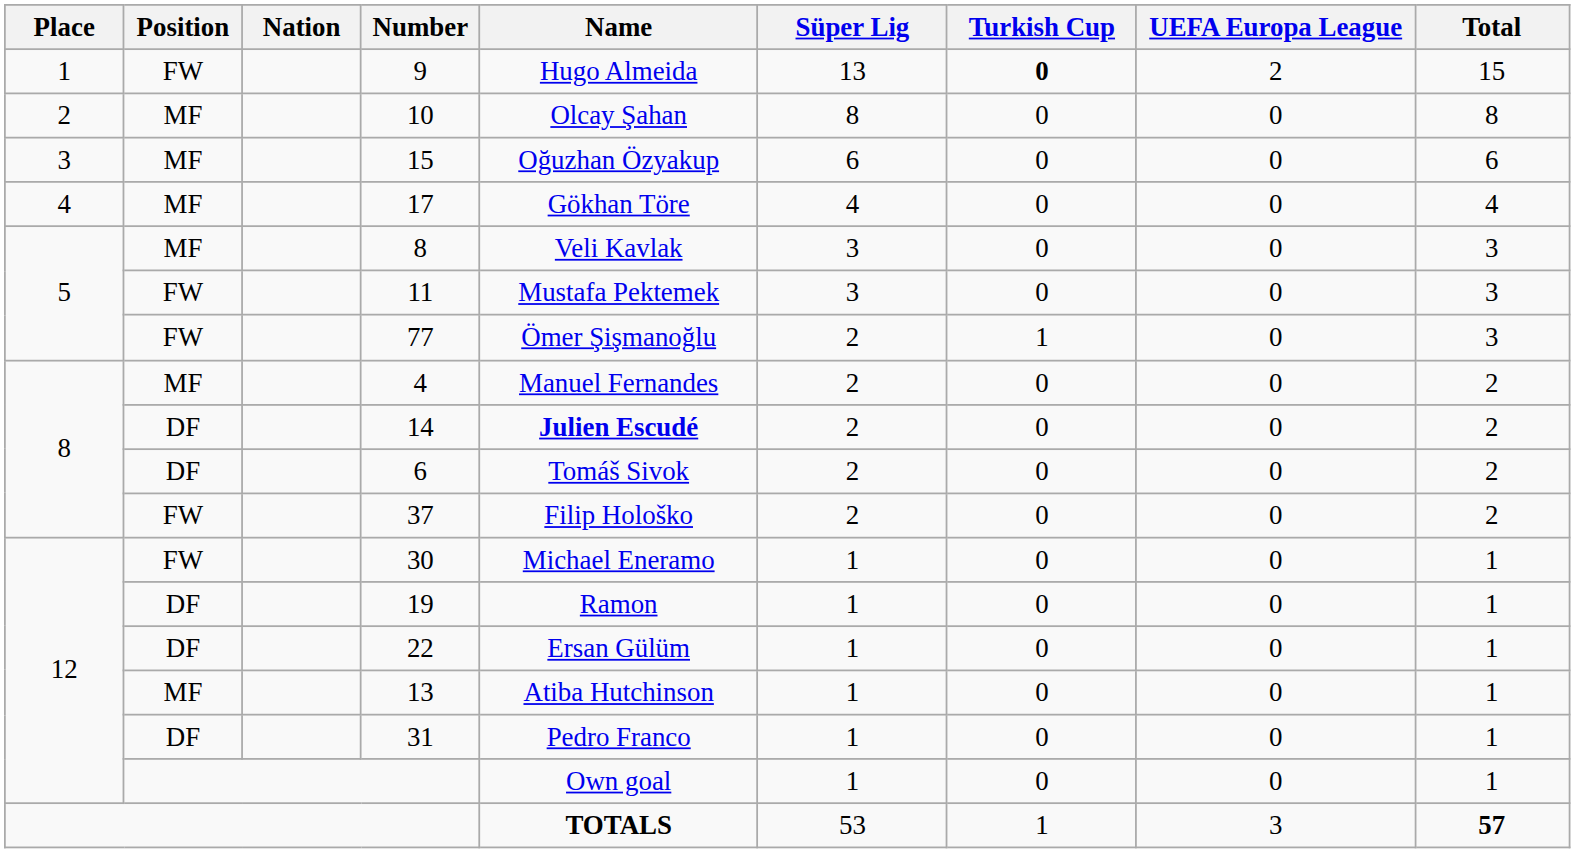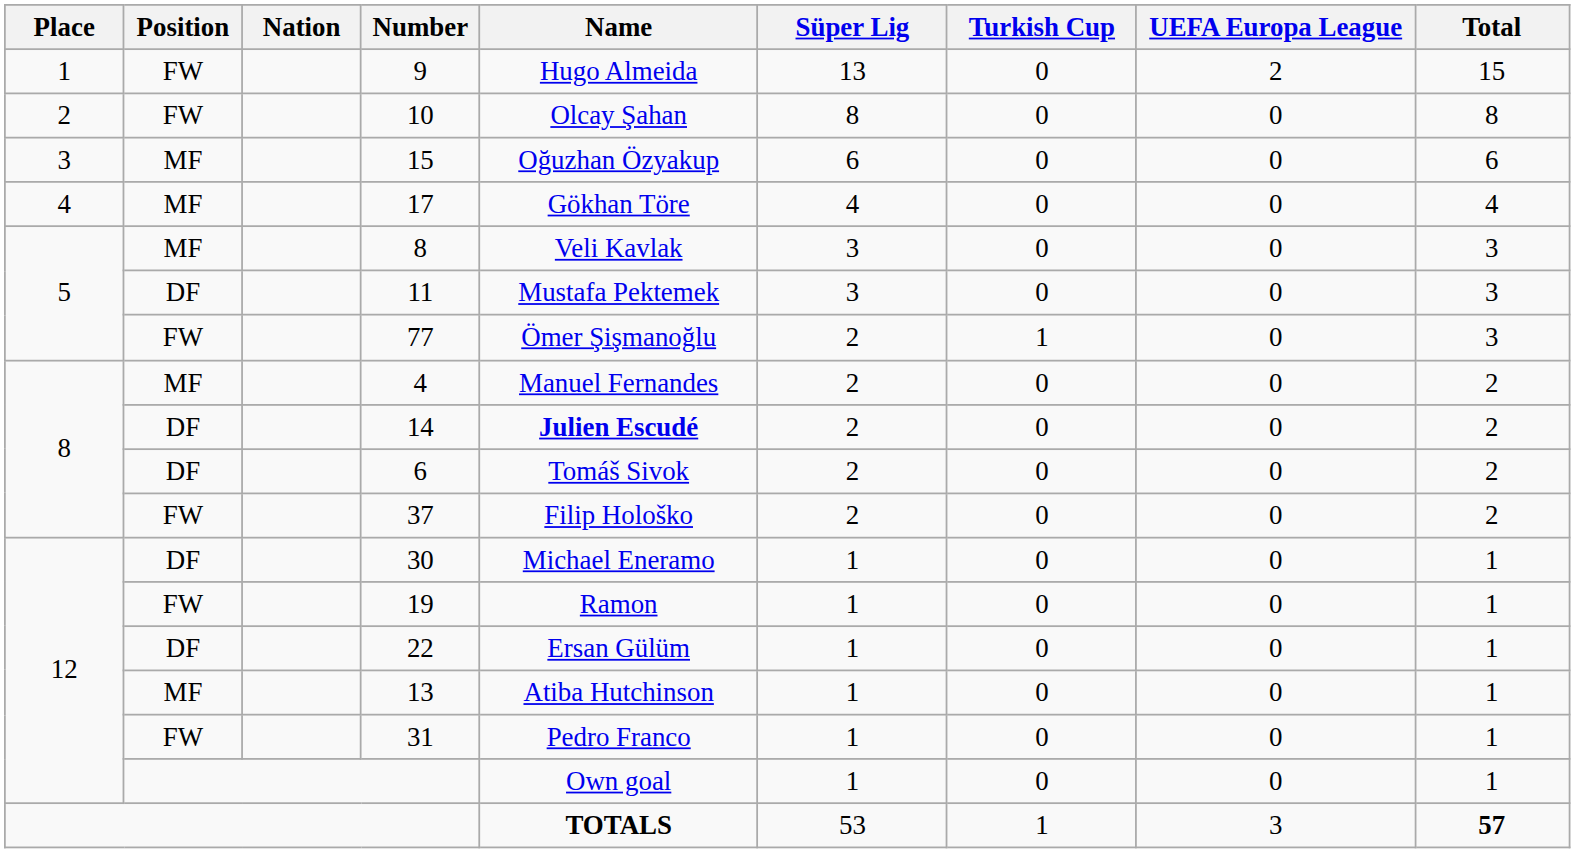(1042, 71) bold -> (1042, 71) normal
(183, 115) MF -> (183, 115) FW
(183, 293) FW -> (183, 293) DF
(183, 559) FW -> (183, 559) DF
(183, 603) DF -> (183, 603) FW
(183, 736) DF -> (183, 736) FW
